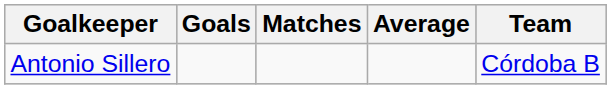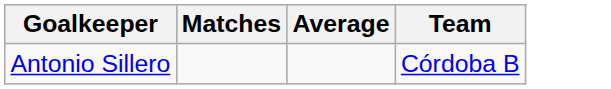- column: (216, 24)
